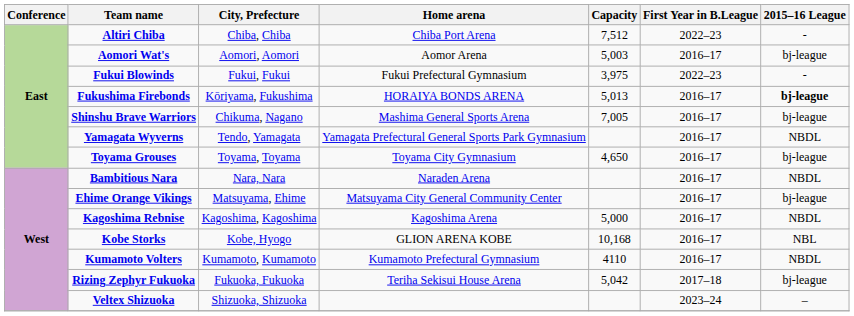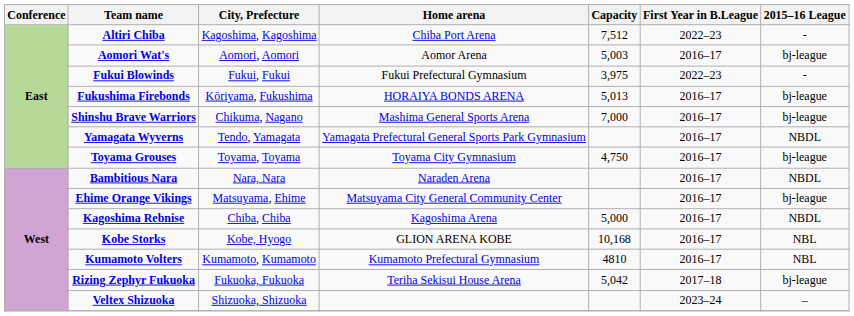(259, 35) Chiba, Chiba -> (259, 35) Kagoshima, Kagoshima
(805, 96) bold -> (805, 96) normal
(614, 116) 7,005 -> (614, 116) 7,000
(614, 157) 4,650 -> (614, 157) 4,750
(259, 218) Kagoshima, Kagoshima -> (259, 218) Chiba, Chiba
(614, 259) 4110 -> (614, 259) 4810
(805, 259) NBDL -> (805, 259) NBL
